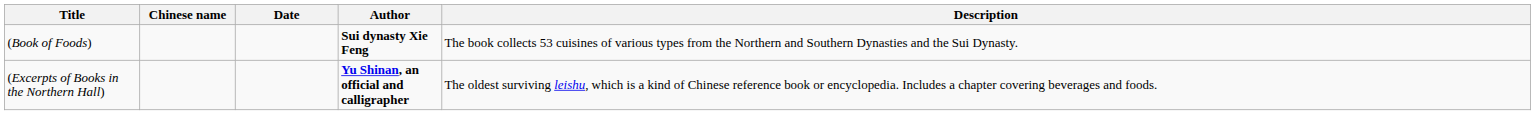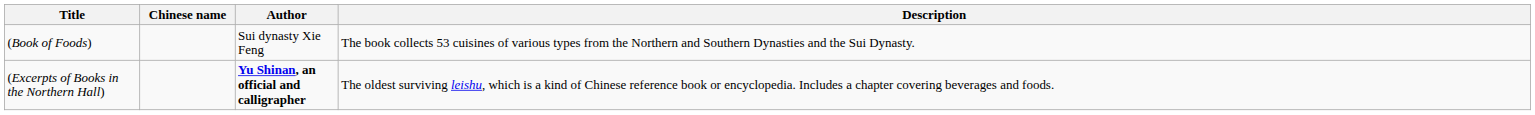- column: (287, 14)
(384, 42) bold -> (279, 42) normal
